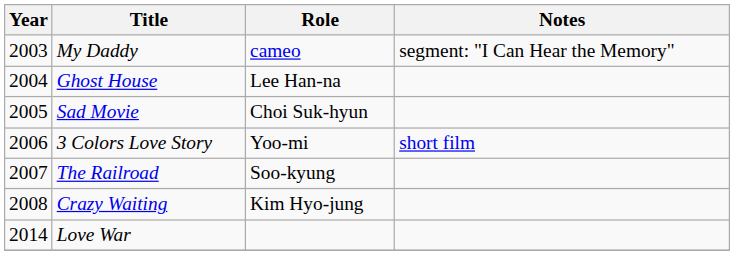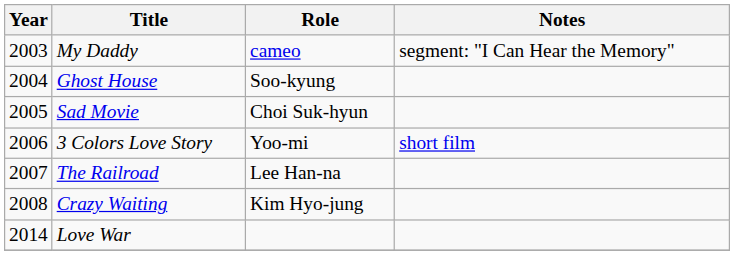(295, 81) Lee Han-na -> (293, 81) Soo-kyung
(293, 173) Soo-kyung -> (295, 173) Lee Han-na
